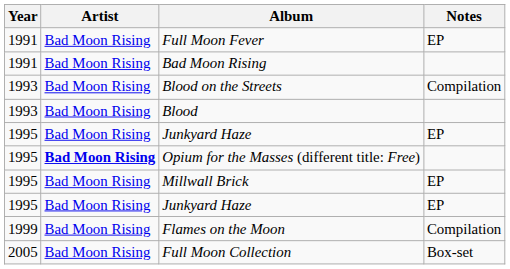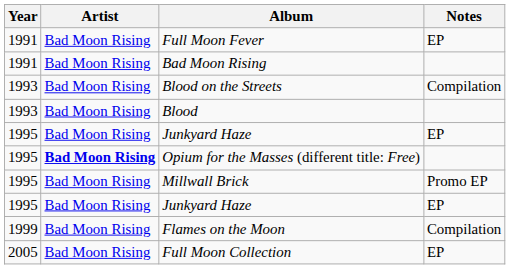(436, 181) EP -> (457, 181) Promo EP
(450, 252) Box-set -> (436, 252) EP
